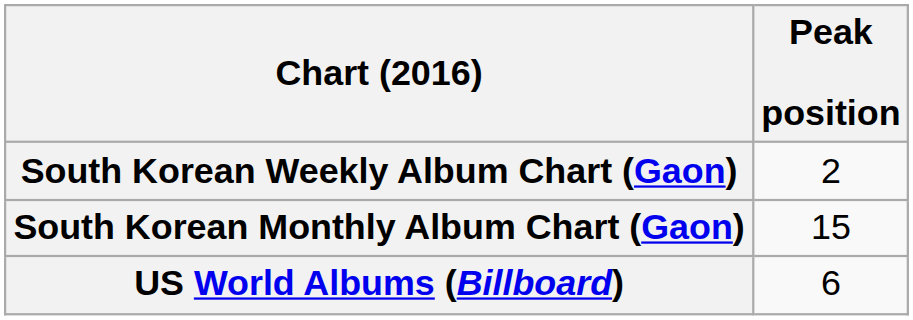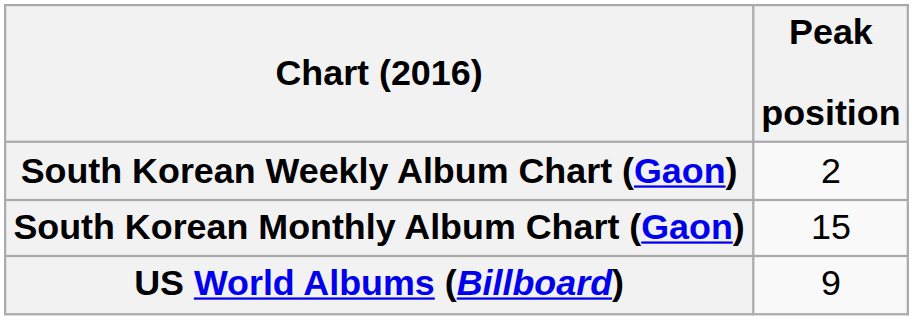(831, 284) 6 -> (831, 284) 9
